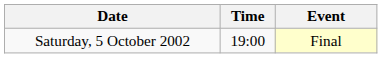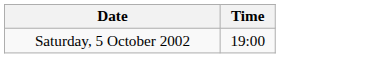- column: (326, 16)
